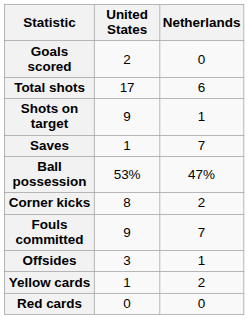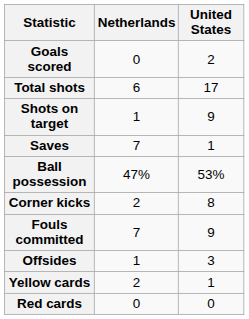columns swapped: (127, 22) <-> (202, 22)
